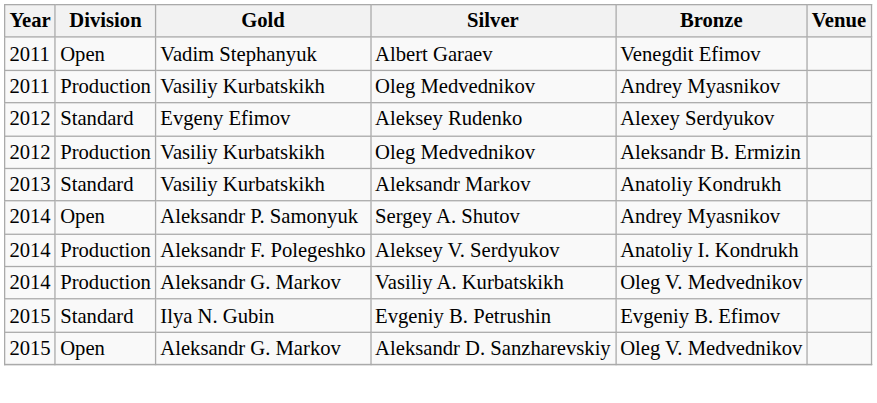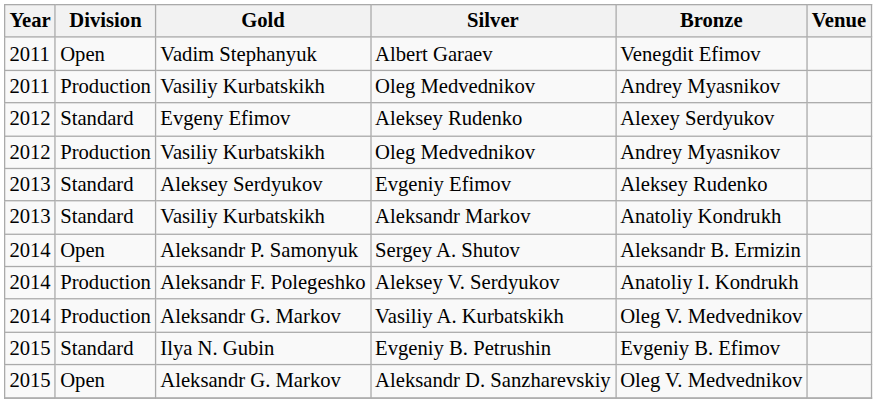(710, 151) Aleksandr B. Ermizin -> (700, 151) Andrey Myasnikov
+ row: (30, 184)
(700, 217) Andrey Myasnikov -> (710, 250) Aleksandr B. Ermizin
